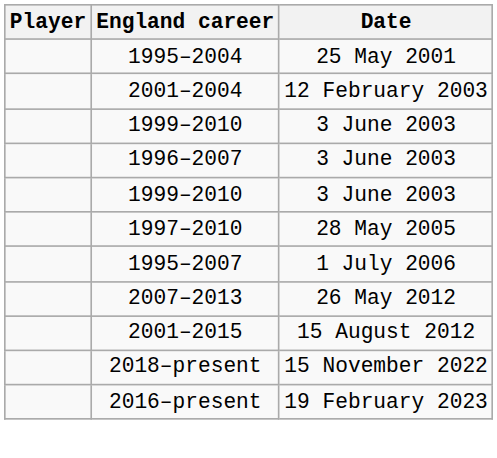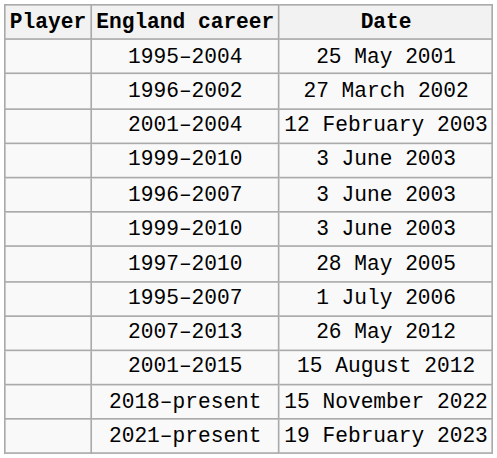+ row: (185, 91)
- row: (185, 402)
+ row: (185, 437)
